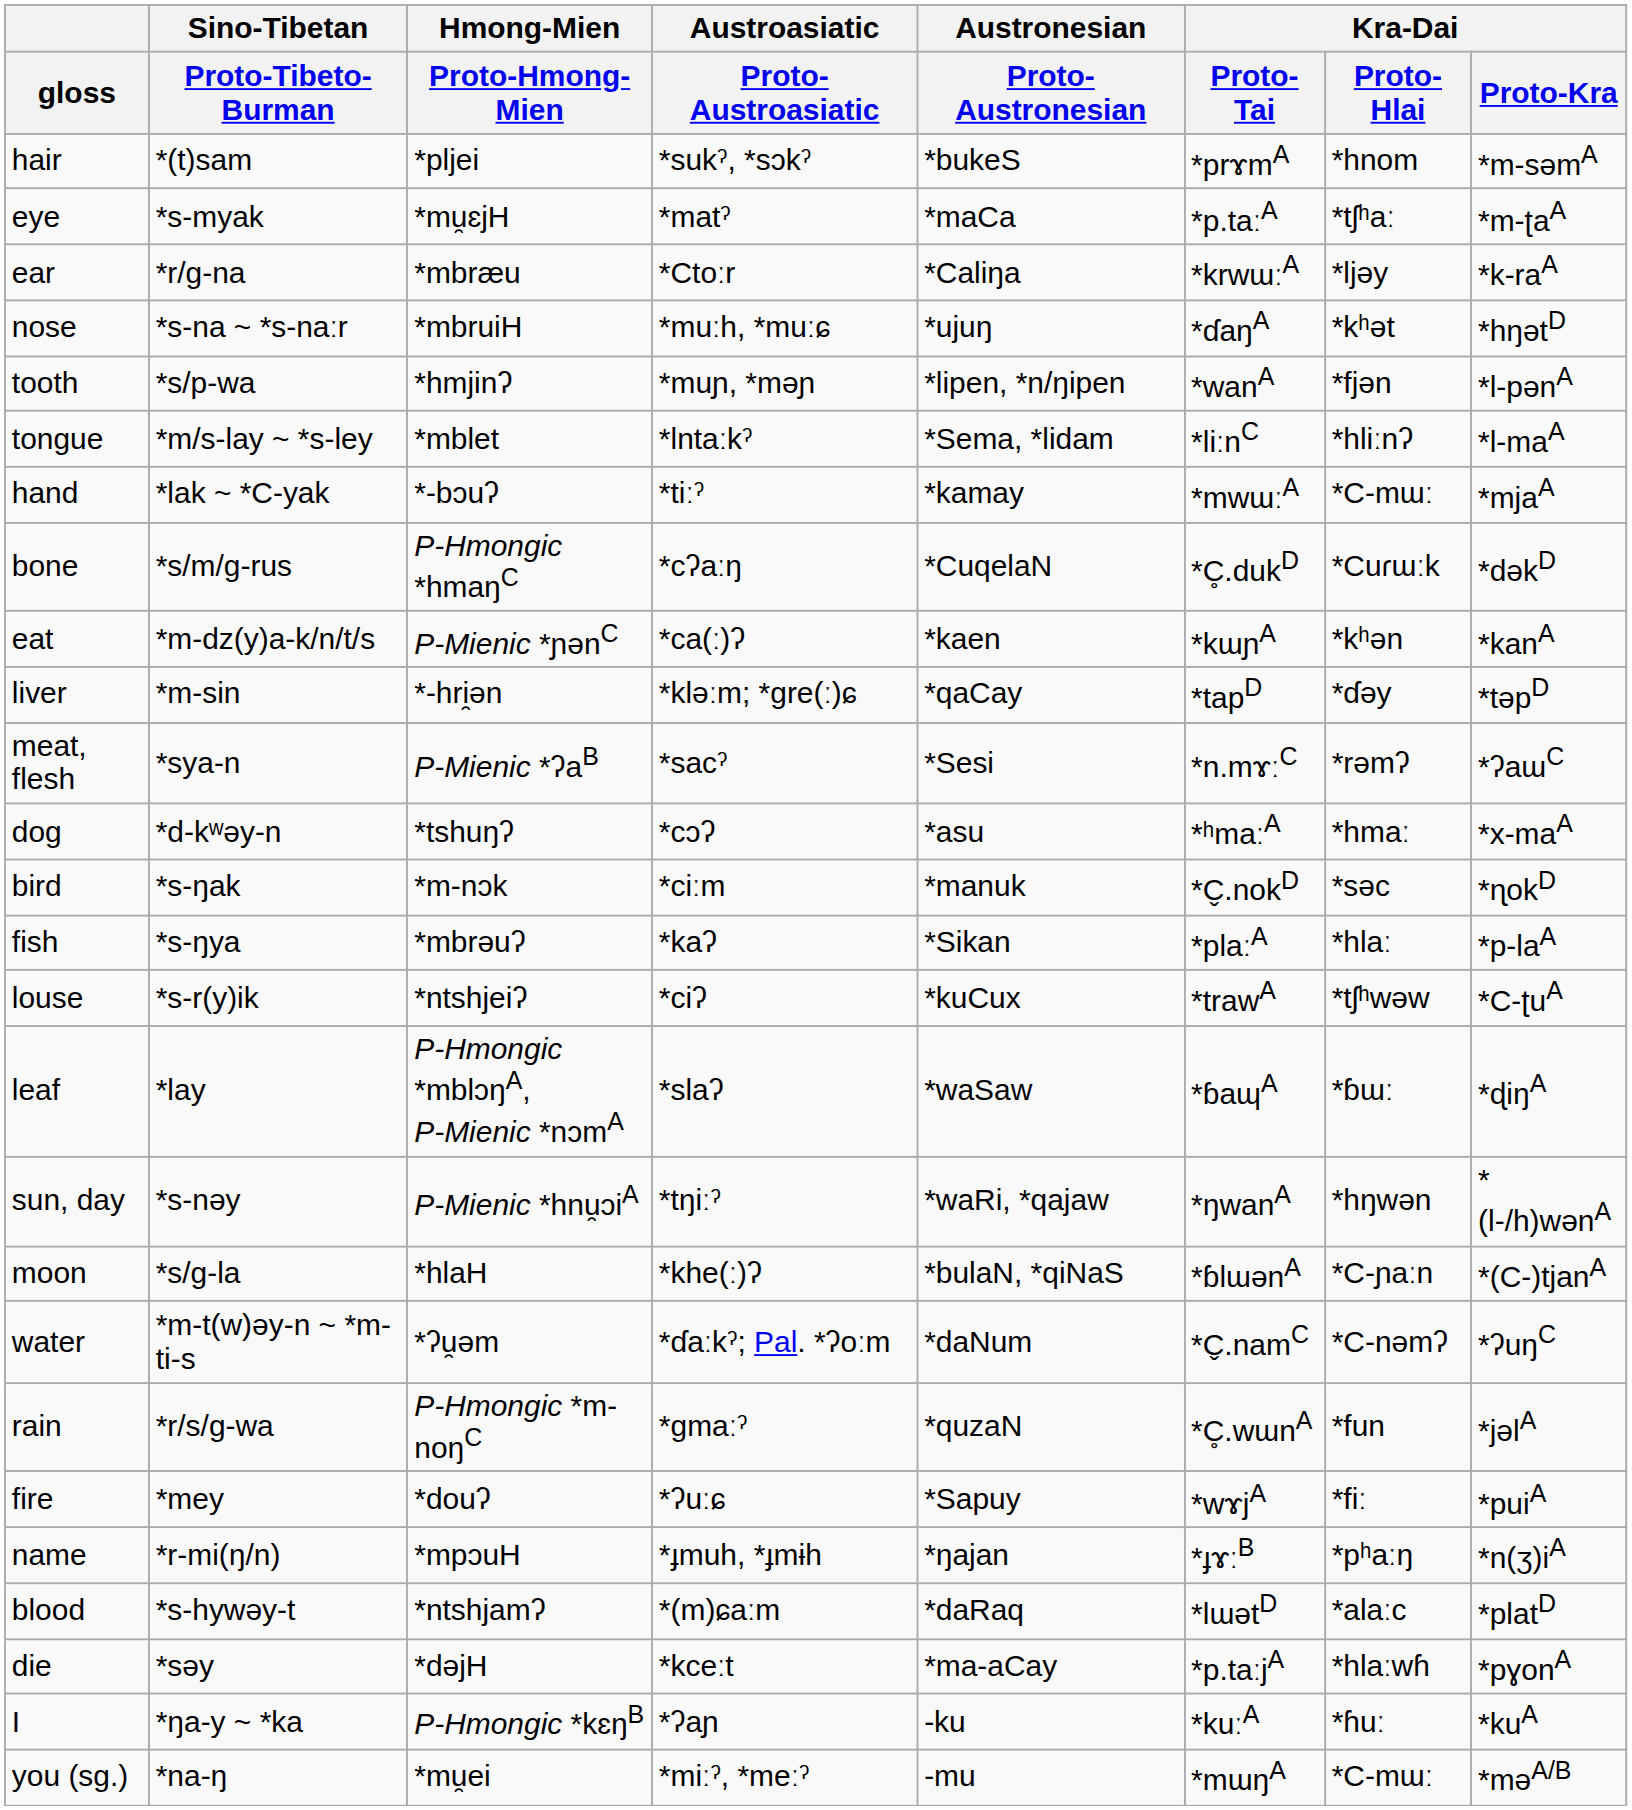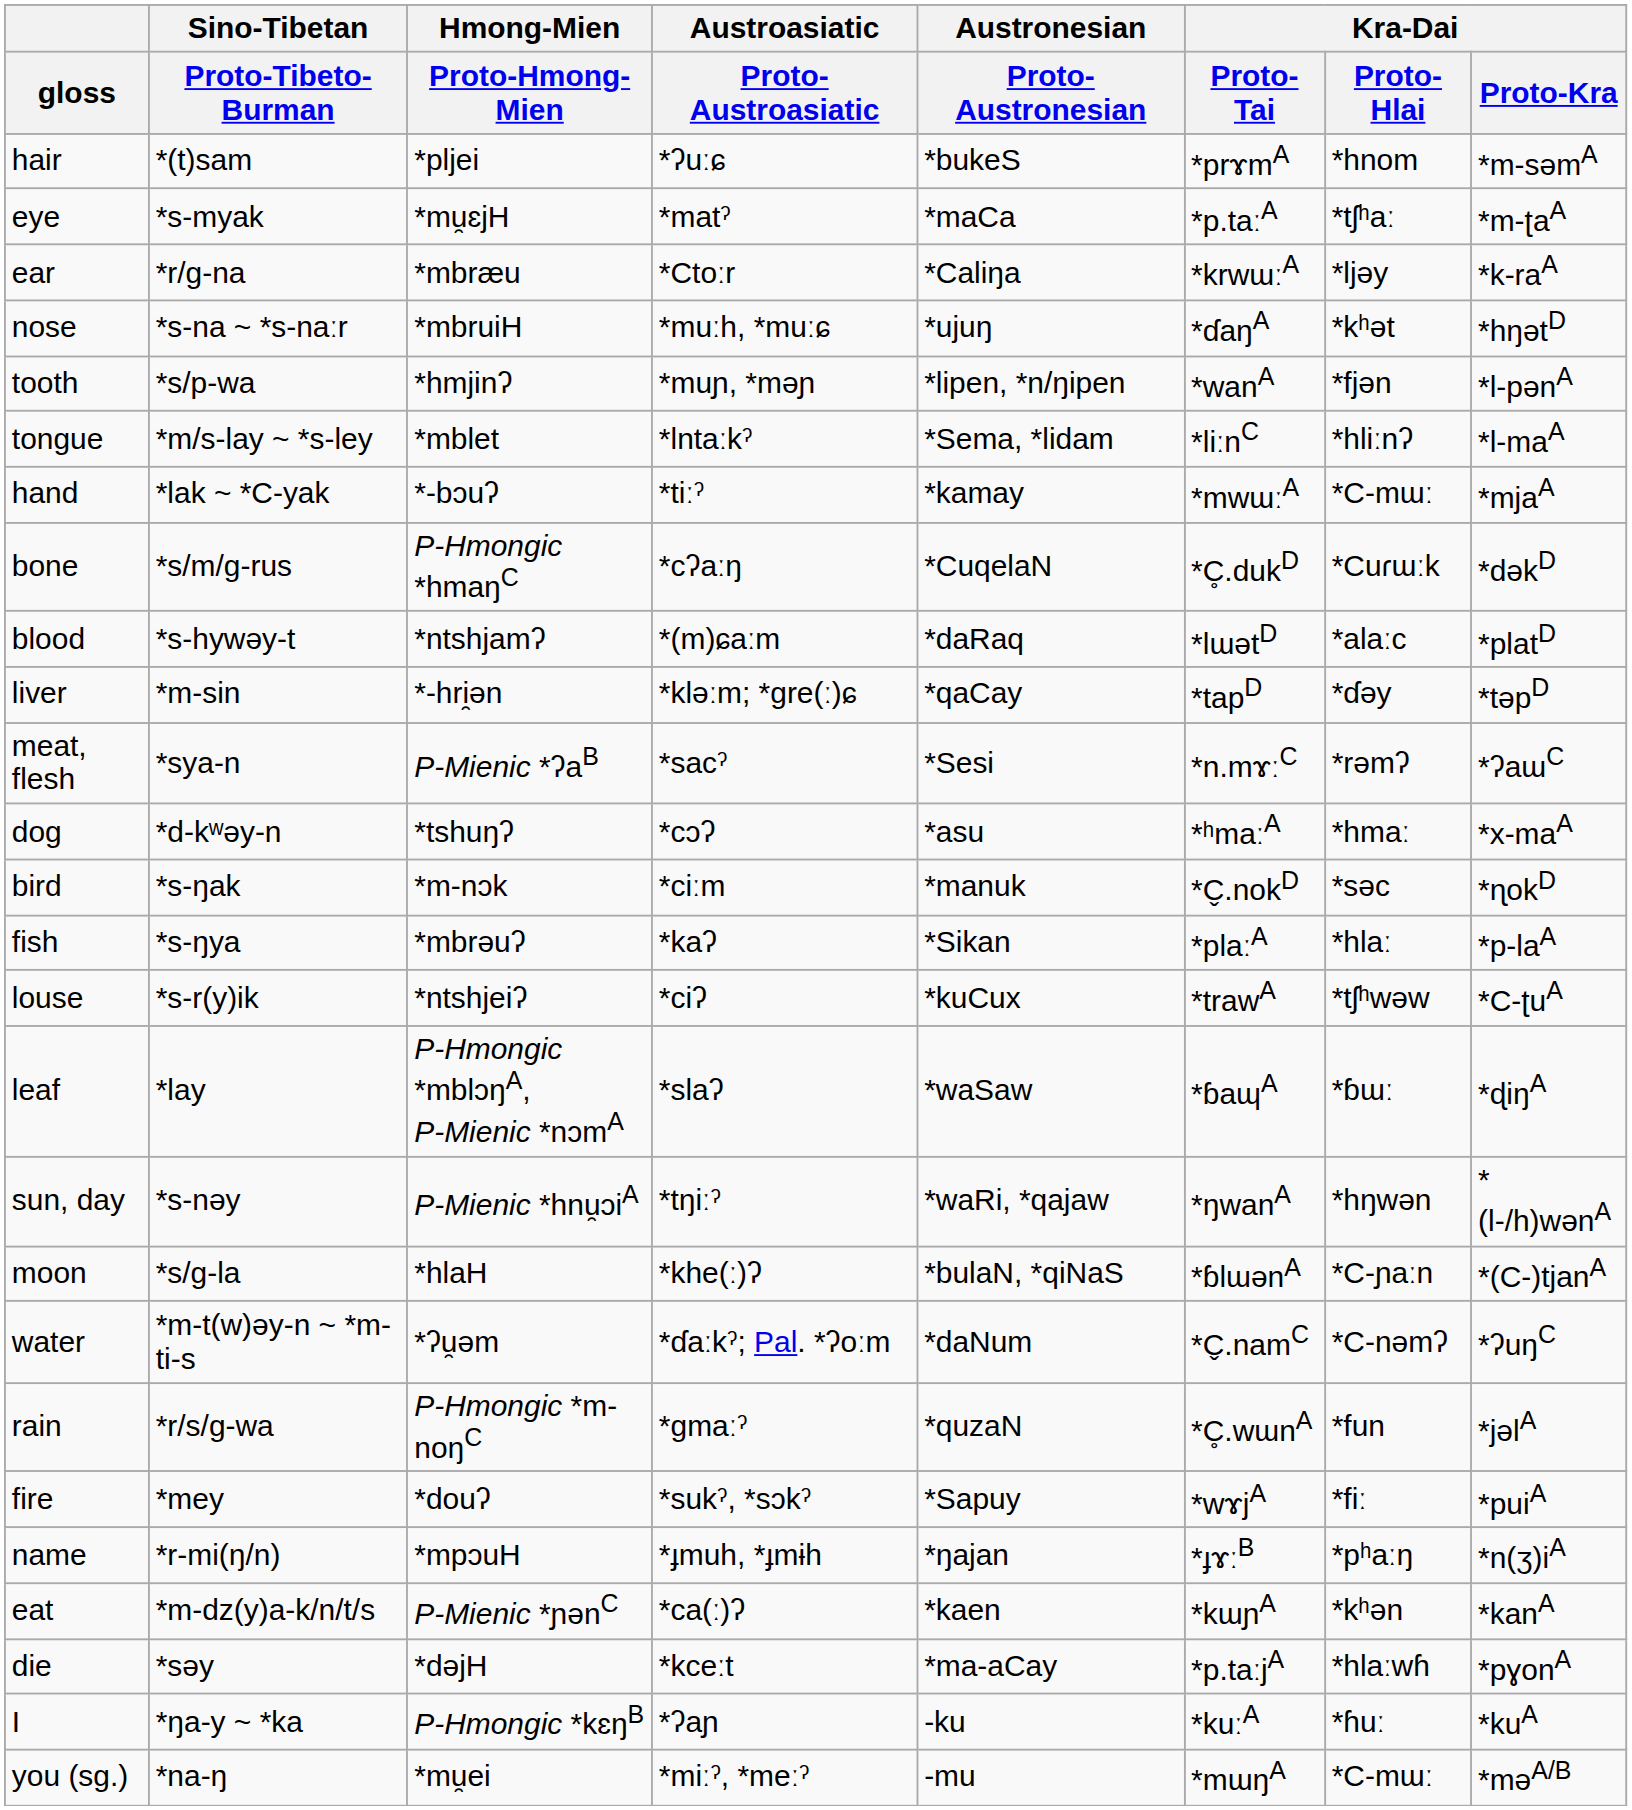(735, 160) *sukˀ, *sɔkˀ -> (692, 160) *ʔuːɕ
rows swapped: (48, 1610) <-> (33, 638)
(692, 1499) *ʔuːɕ -> (735, 1499) *sukˀ, *sɔkˀ
